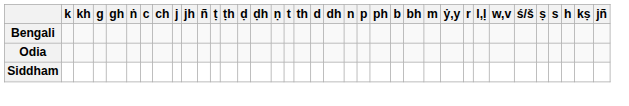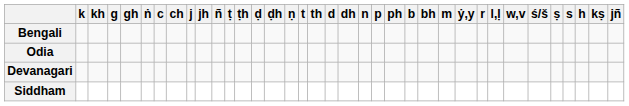+ row: (40, 71)
